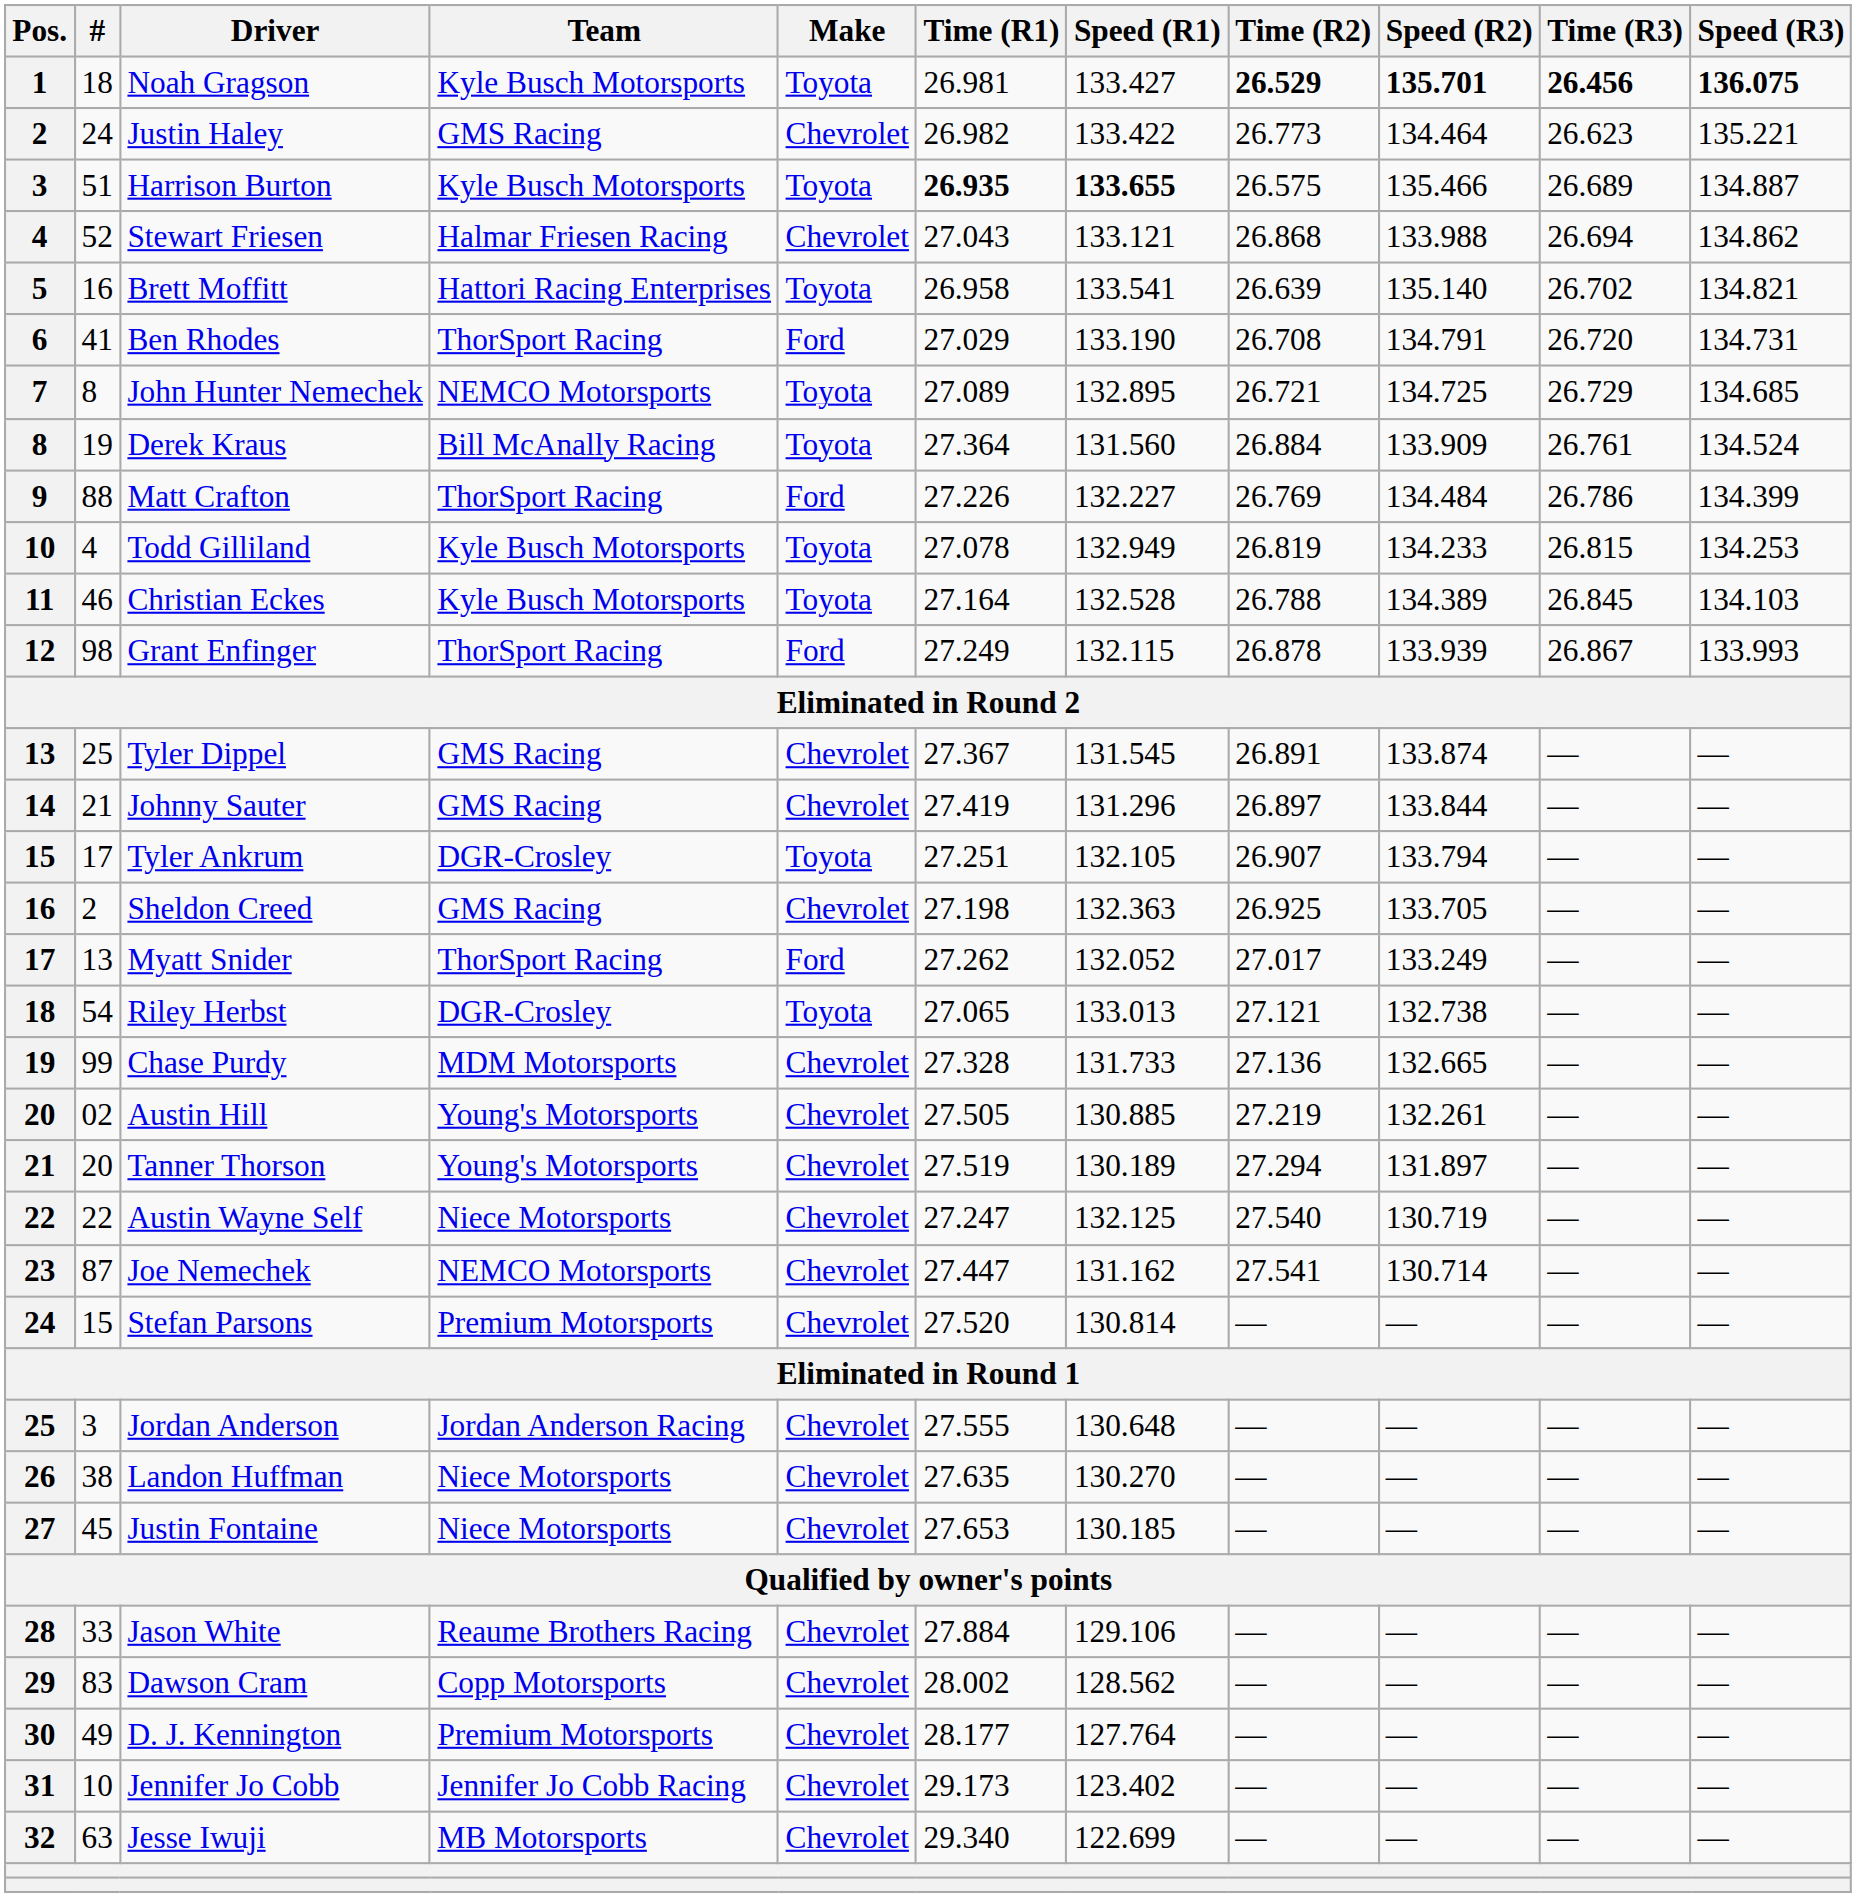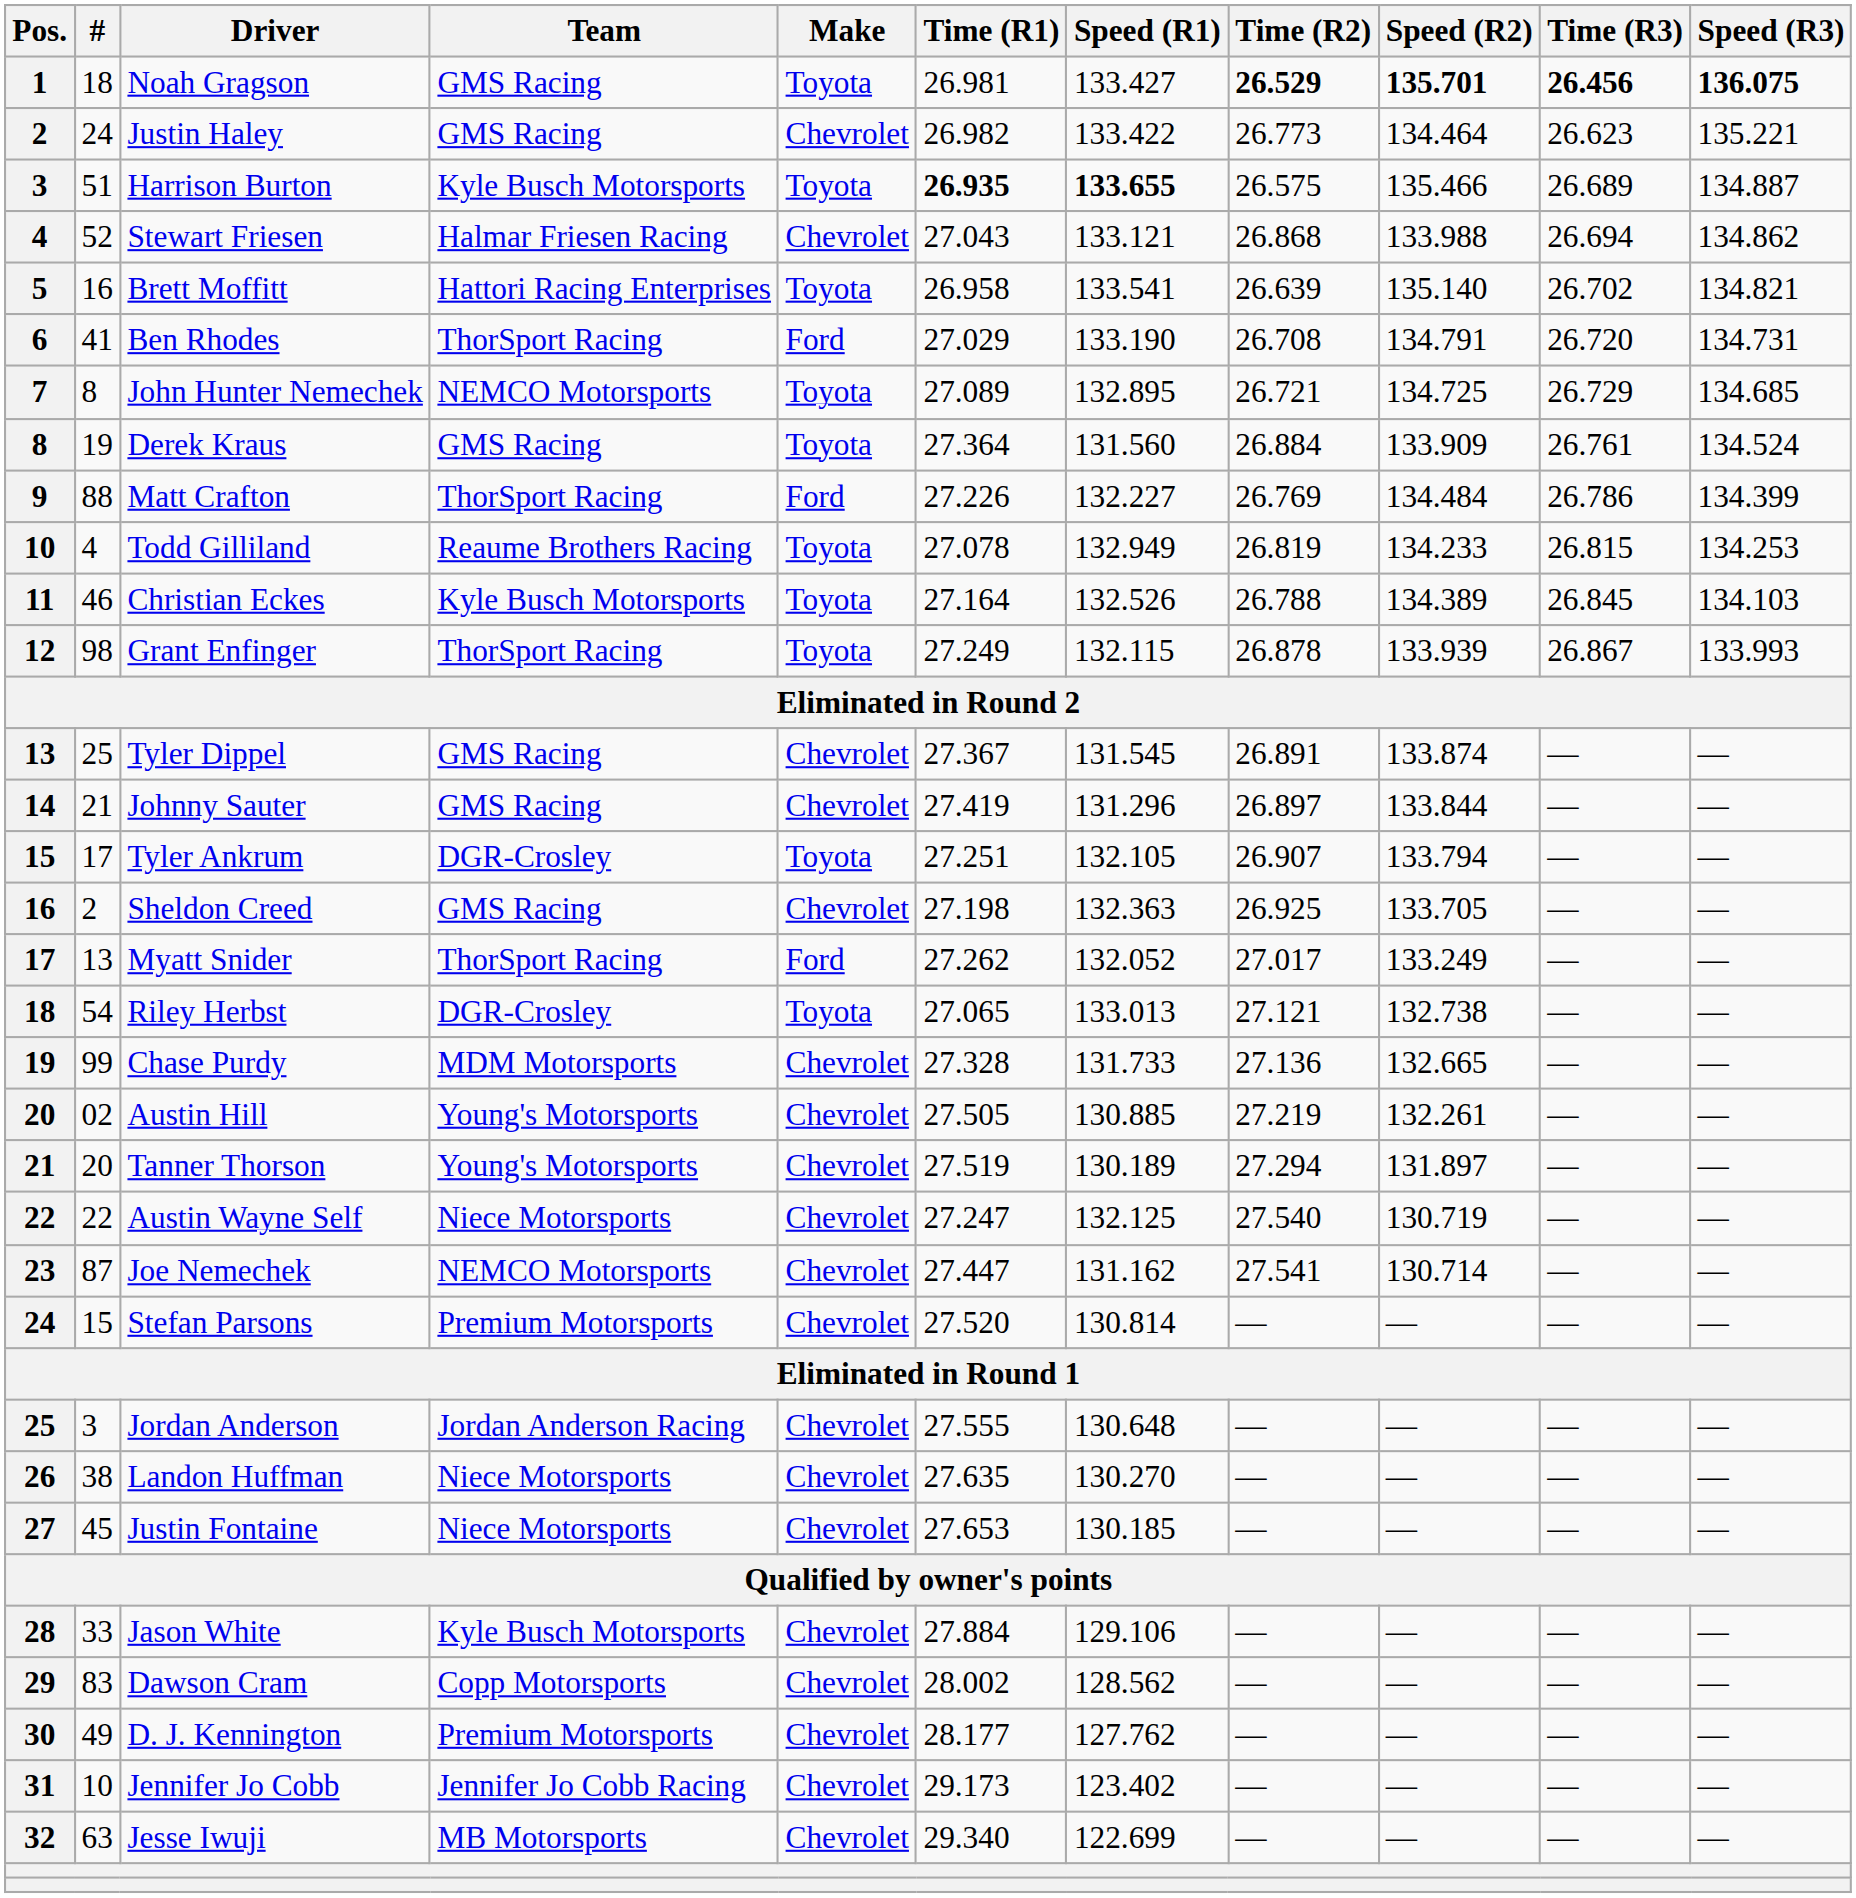(591, 82) Kyle Busch Motorsports -> (520, 82) GMS Racing
(576, 443) Bill McAnally Racing -> (520, 443) GMS Racing
(591, 546) Kyle Busch Motorsports -> (595, 546) Reaume Brothers Racing
(1125, 598) 132.528 -> (1125, 598) 132.526
(815, 650) Ford -> (829, 650) Toyota
(595, 1630) Reaume Brothers Racing -> (591, 1630) Kyle Busch Motorsports
(1125, 1734) 127.764 -> (1125, 1734) 127.762
